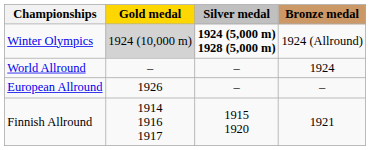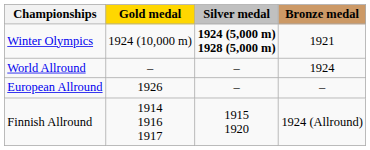(150, 41) lightgrey background -> (150, 41) no background
(322, 41) 1924 (Allround) -> (322, 41) 1921
(322, 121) 1921 -> (322, 121) 1924 (Allround)
